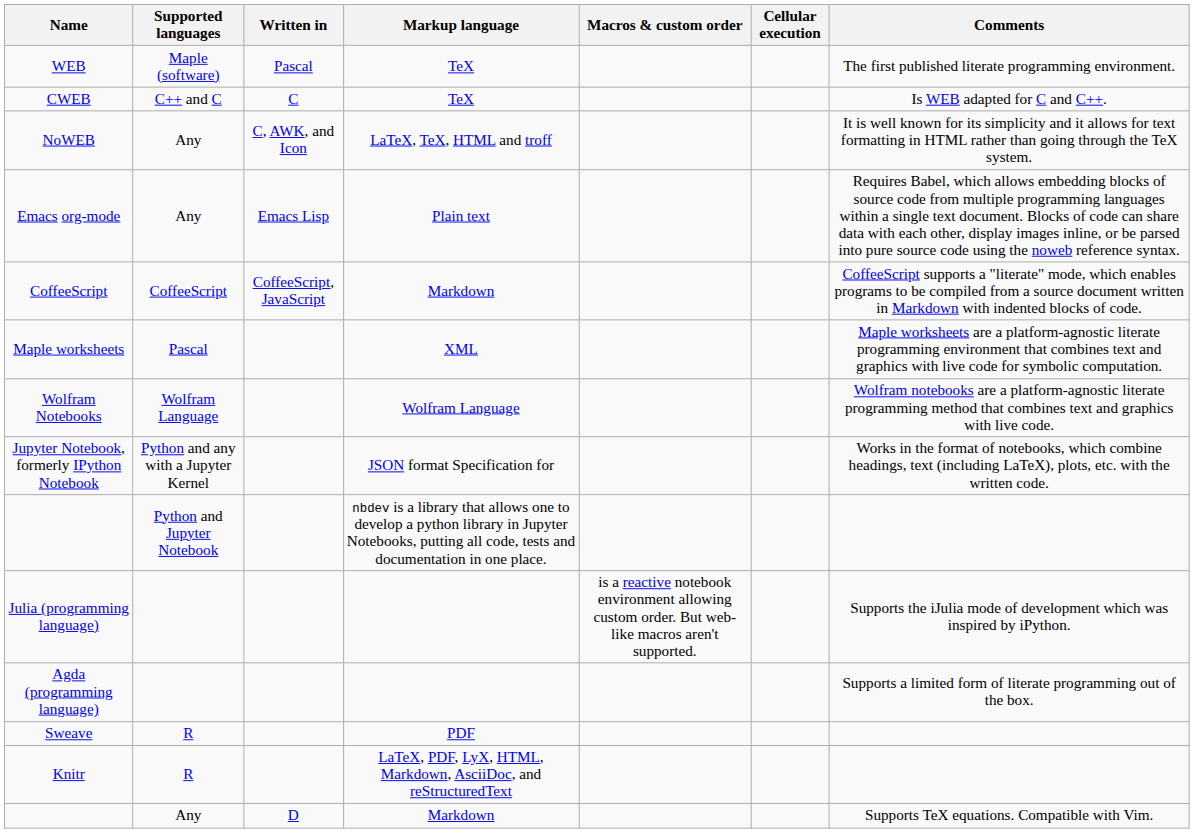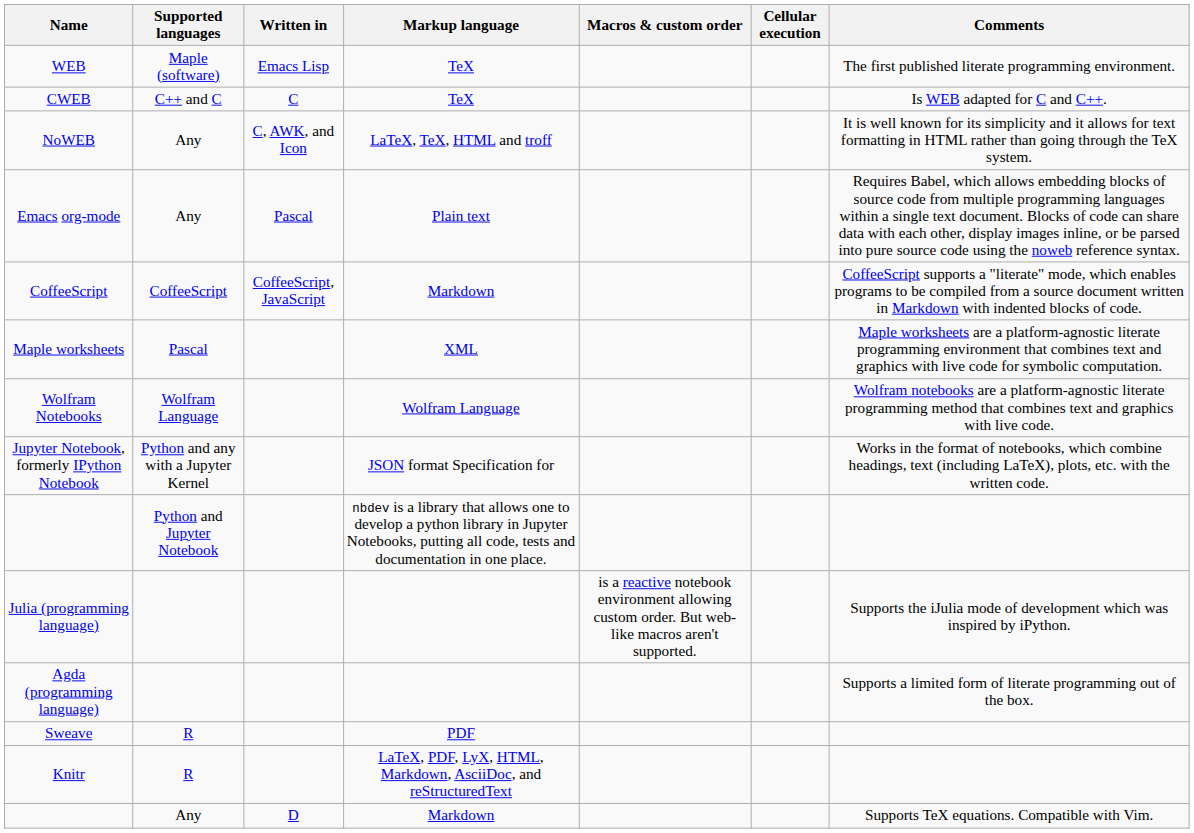(293, 66) Pascal -> (293, 66) Emacs Lisp
(293, 215) Emacs Lisp -> (293, 215) Pascal
